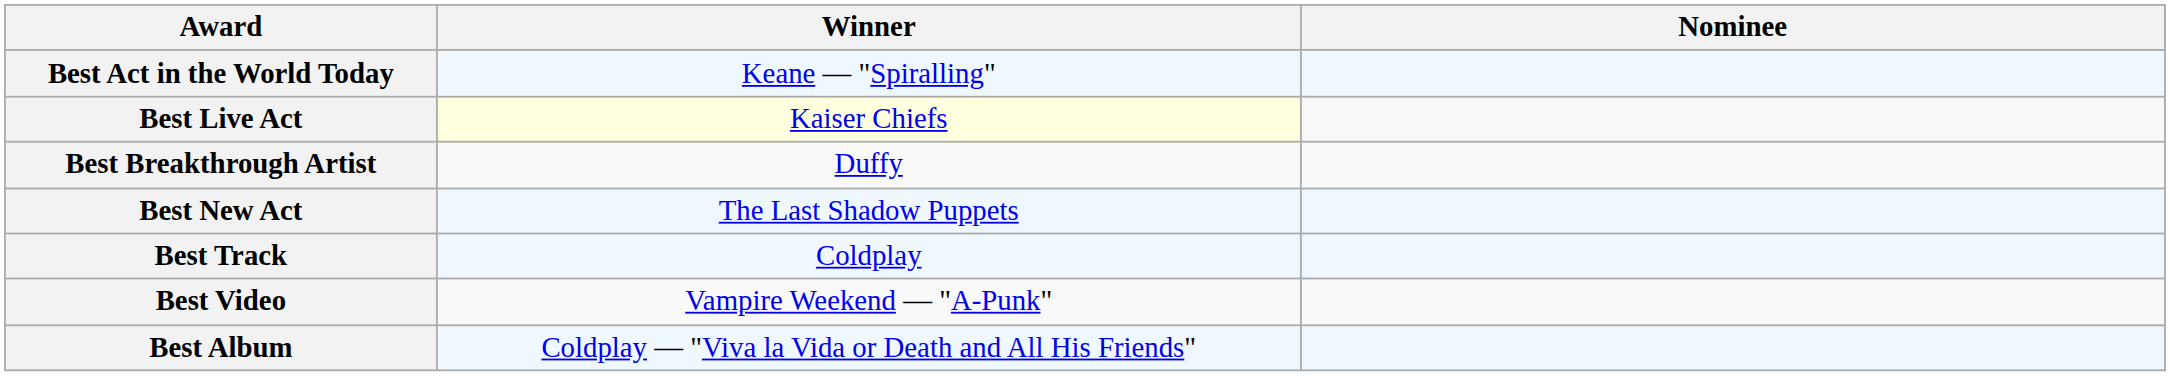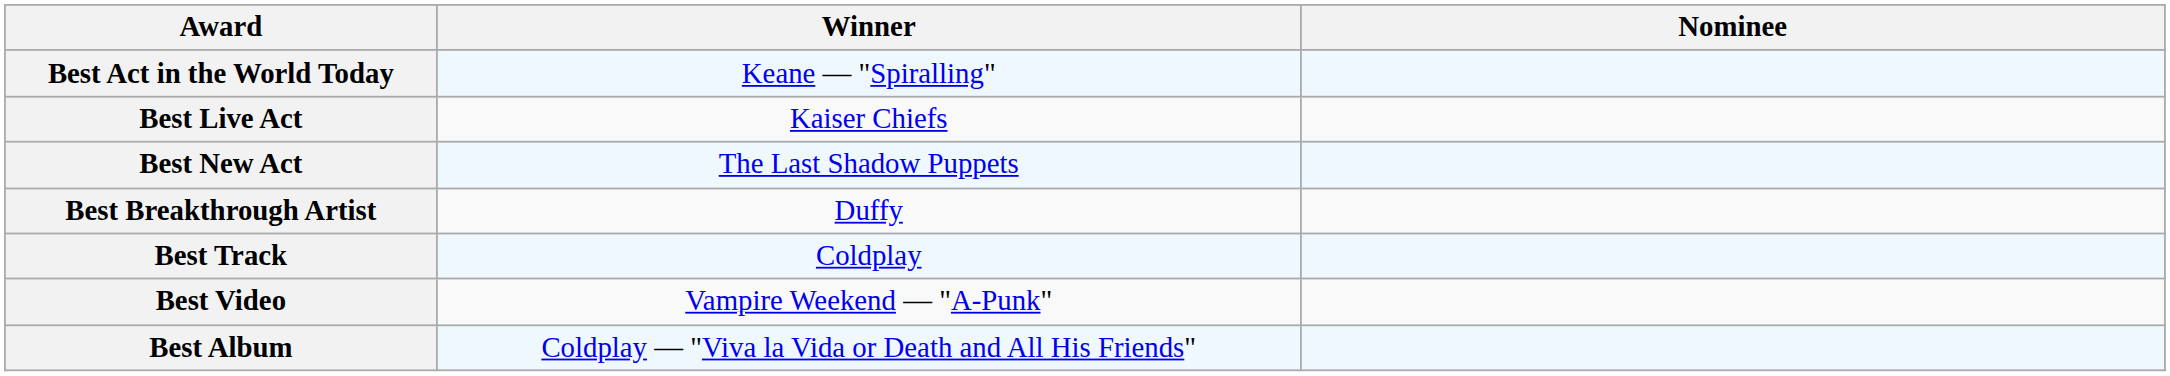(869, 118) lightyellow background -> (869, 118) no background
rows swapped: (221, 210) <-> (221, 164)
